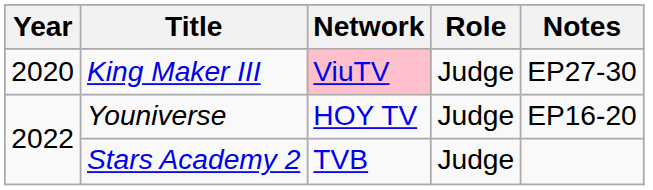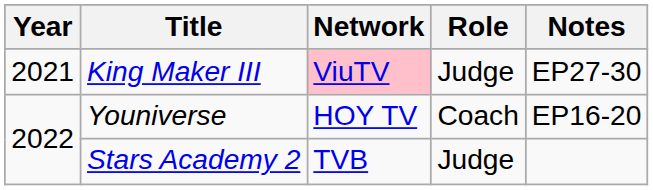(43, 71) 2020 -> (43, 71) 2021
(476, 116) Judge -> (478, 116) Coach
